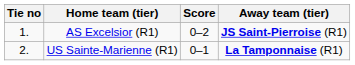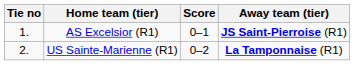(199, 32) 0–2 -> (199, 32) 0–1
(199, 50) 0–1 -> (199, 50) 0–2
